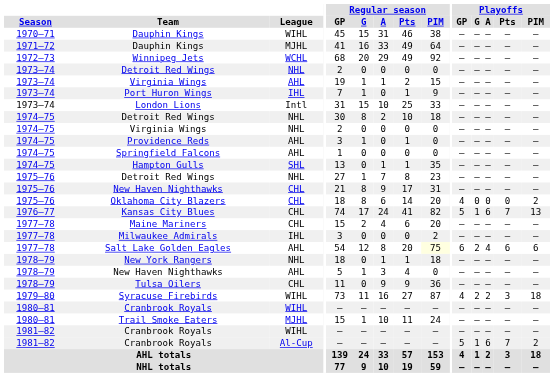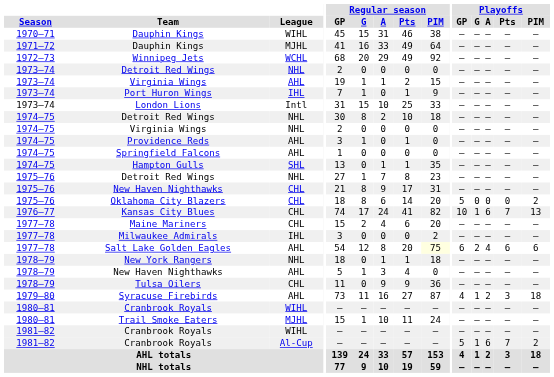(462, 200) 4 -> (462, 200) 5
(462, 212) 5 -> (462, 212) 10
(296, 296) WIHL -> (296, 296) AHL
(477, 296) 2 -> (477, 296) 1
